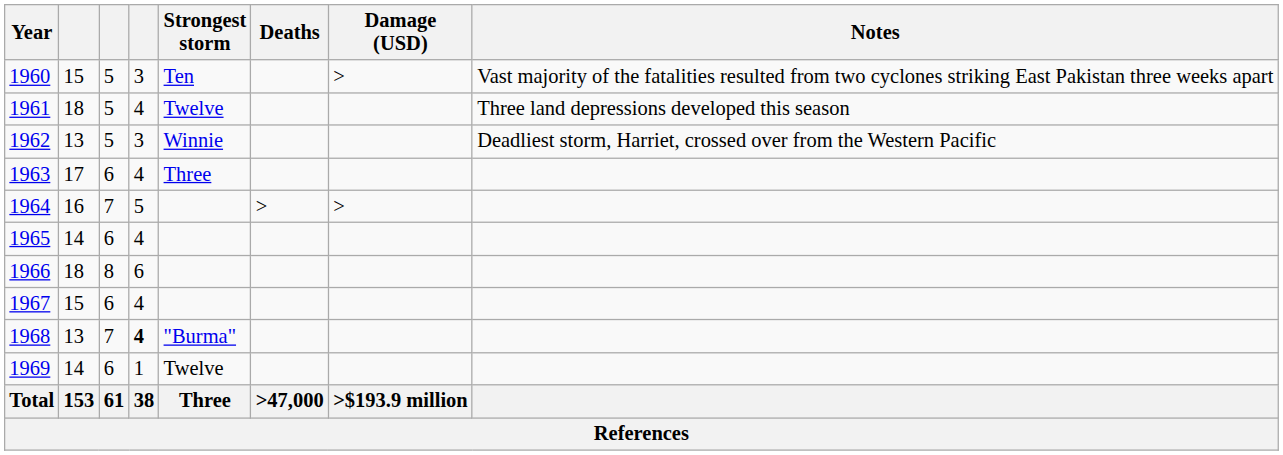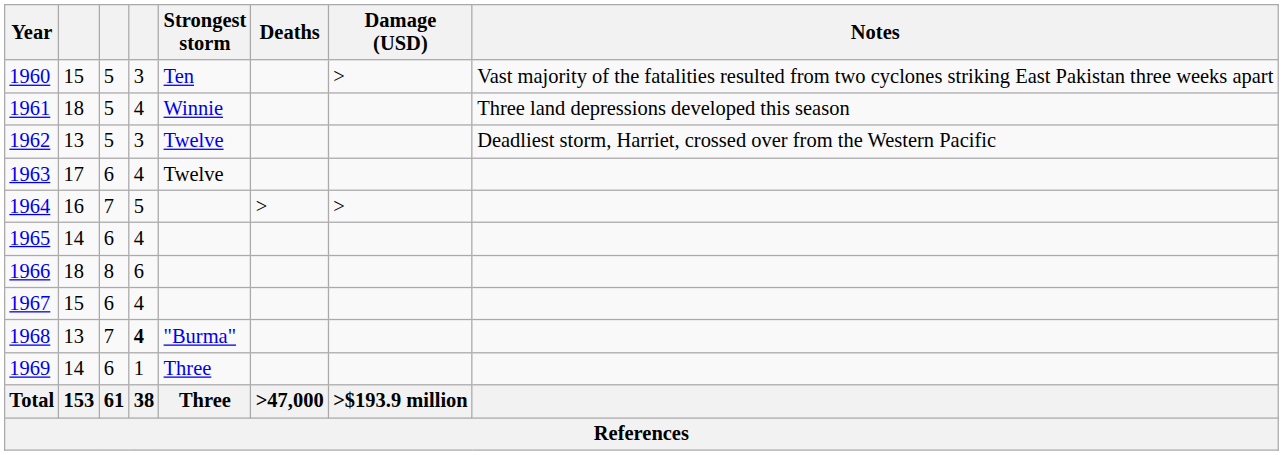(194, 108) Twelve -> (193, 108) Winnie
(193, 141) Winnie -> (194, 141) Twelve
(187, 173) Three -> (194, 173) Twelve
(194, 368) Twelve -> (187, 368) Three
